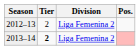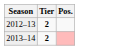- column: (86, 10)
(47, 24) normal -> (47, 24) bold
